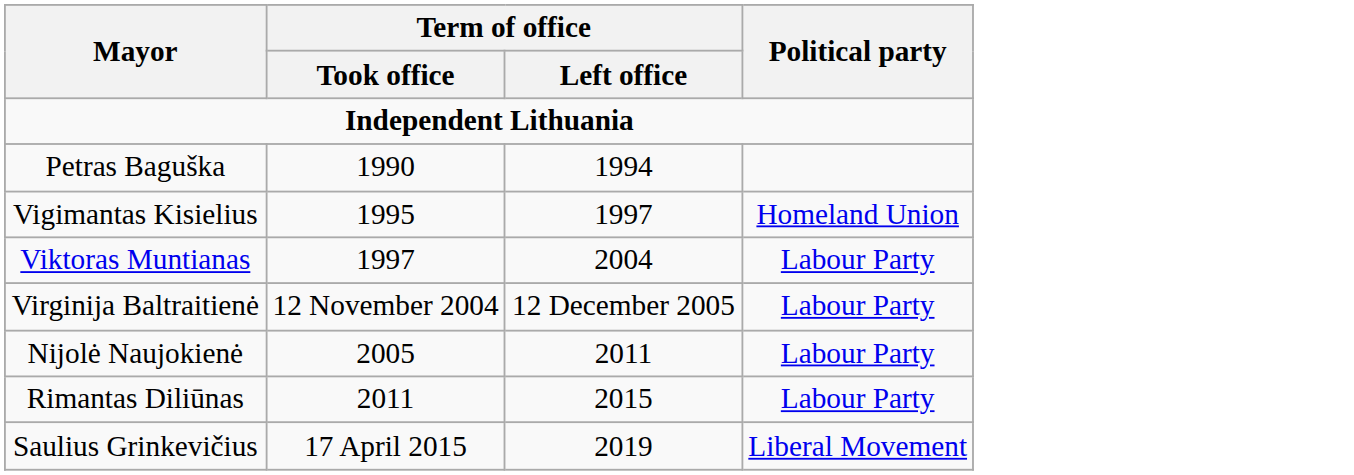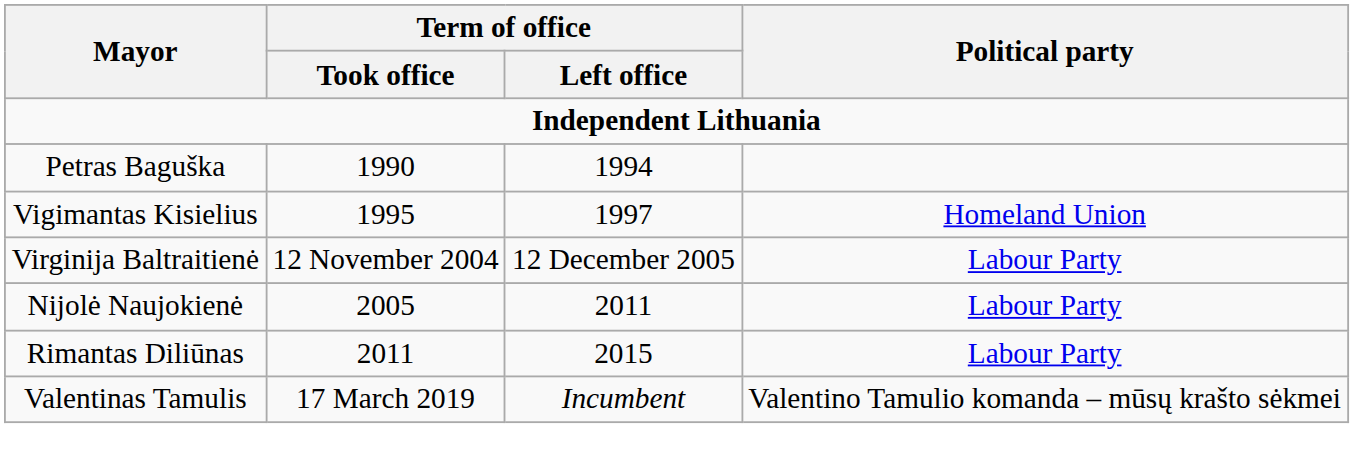- row: (135, 259)
- row: (135, 445)
+ row: (135, 399)
